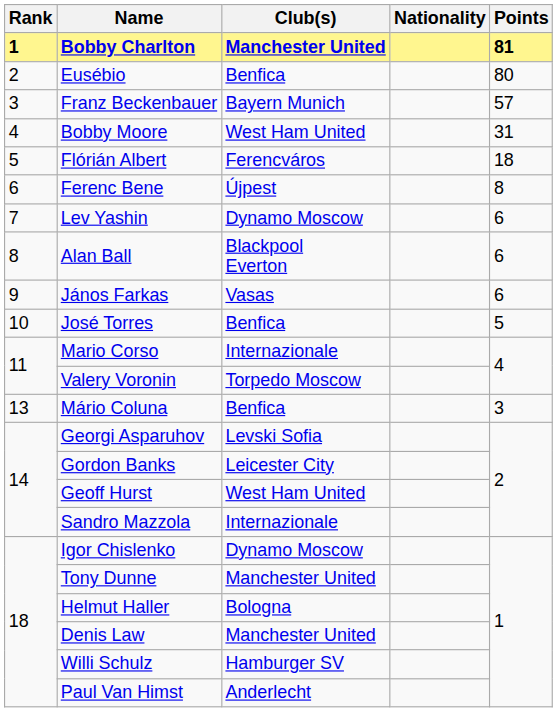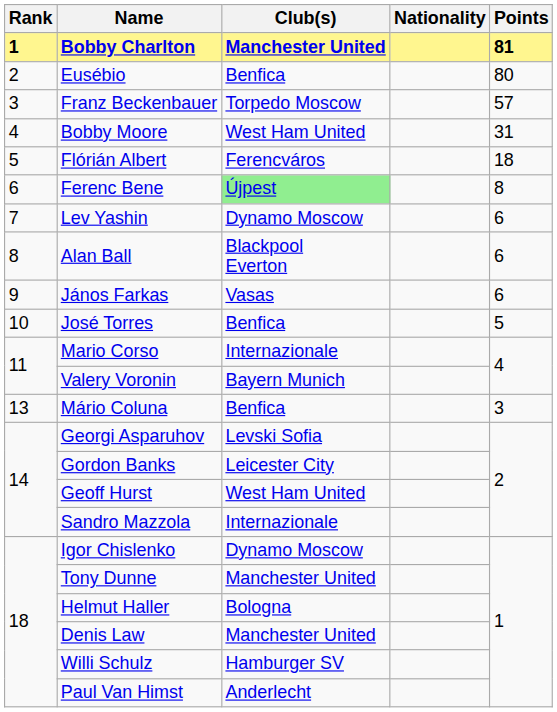(285, 103) Bayern Munich -> (293, 103) Torpedo Moscow
(251, 189) no background -> (251, 189) lightgreen background
(293, 379) Torpedo Moscow -> (285, 379) Bayern Munich
